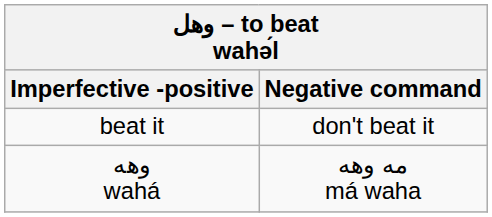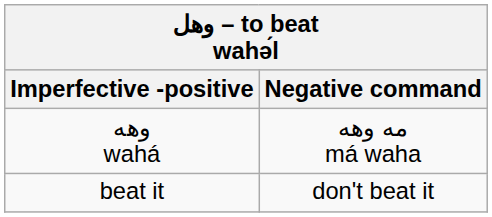rows swapped: (132, 178) <-> (132, 126)
